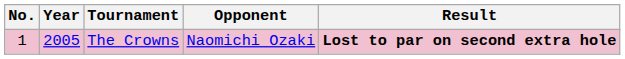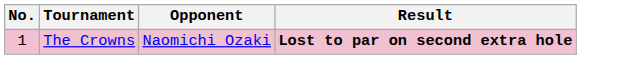- column: (62, 17)
